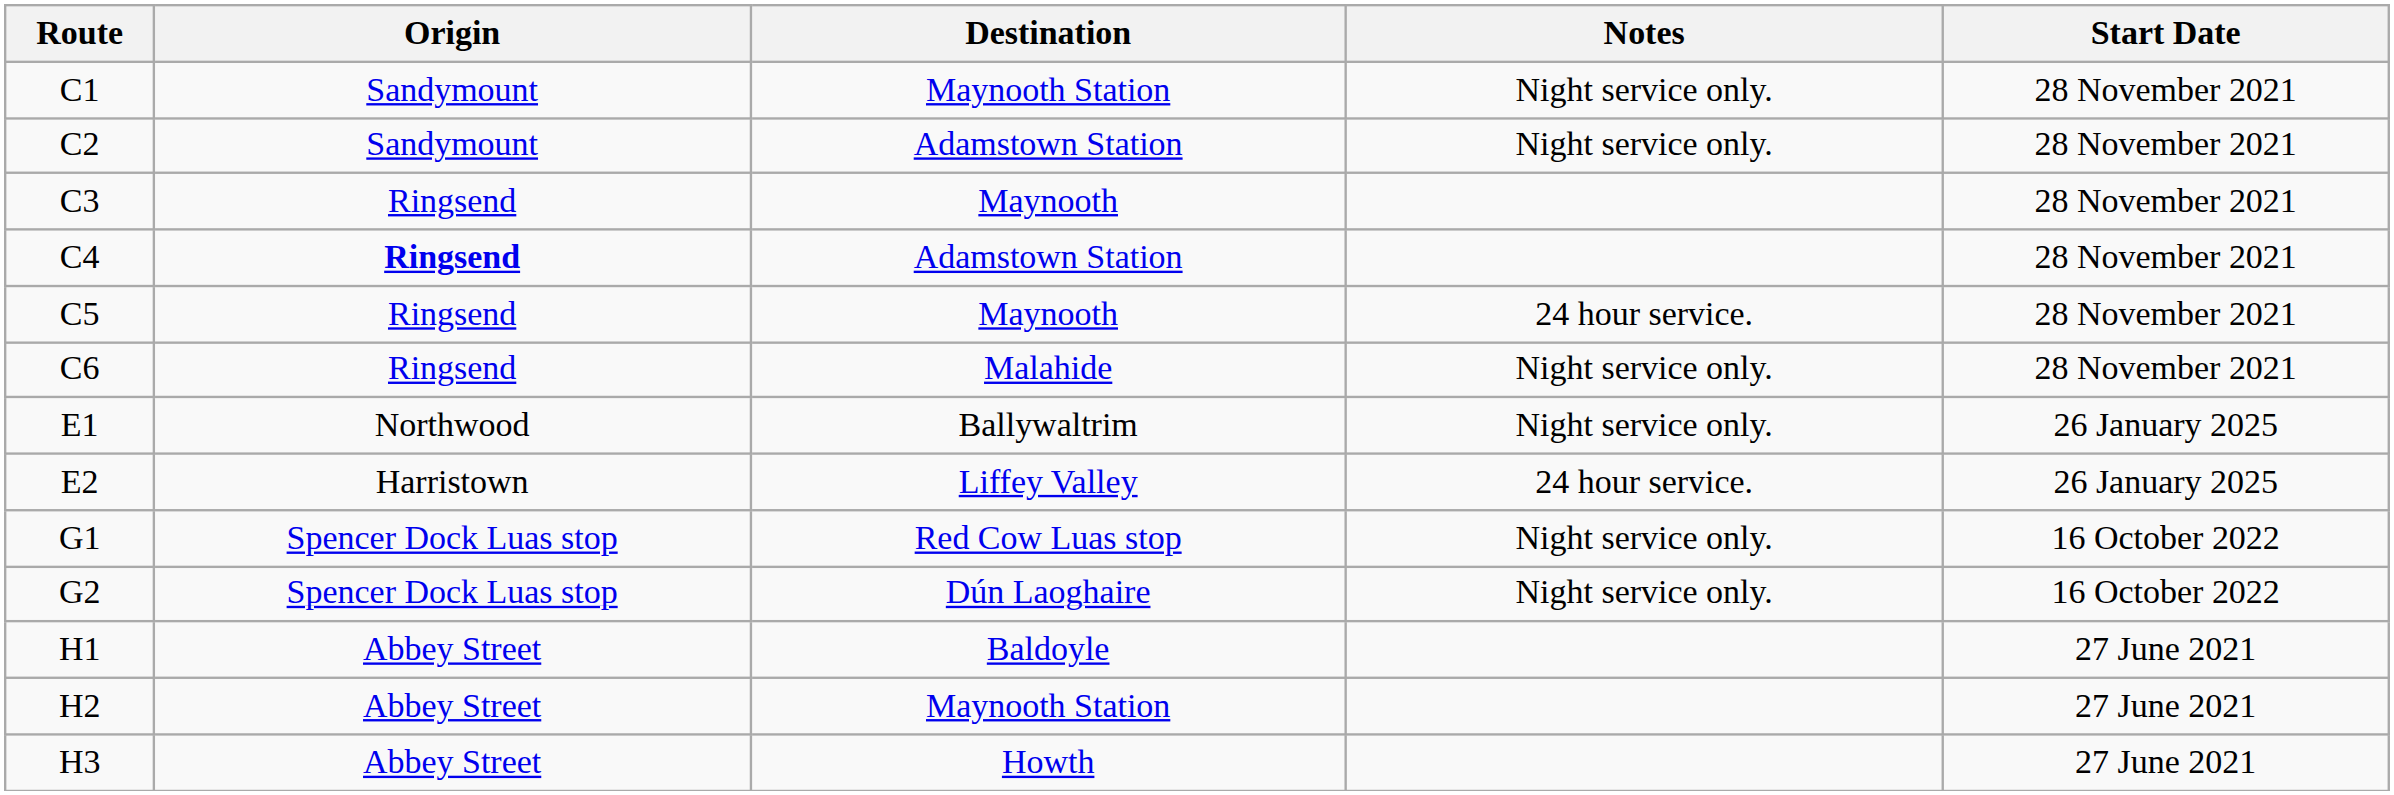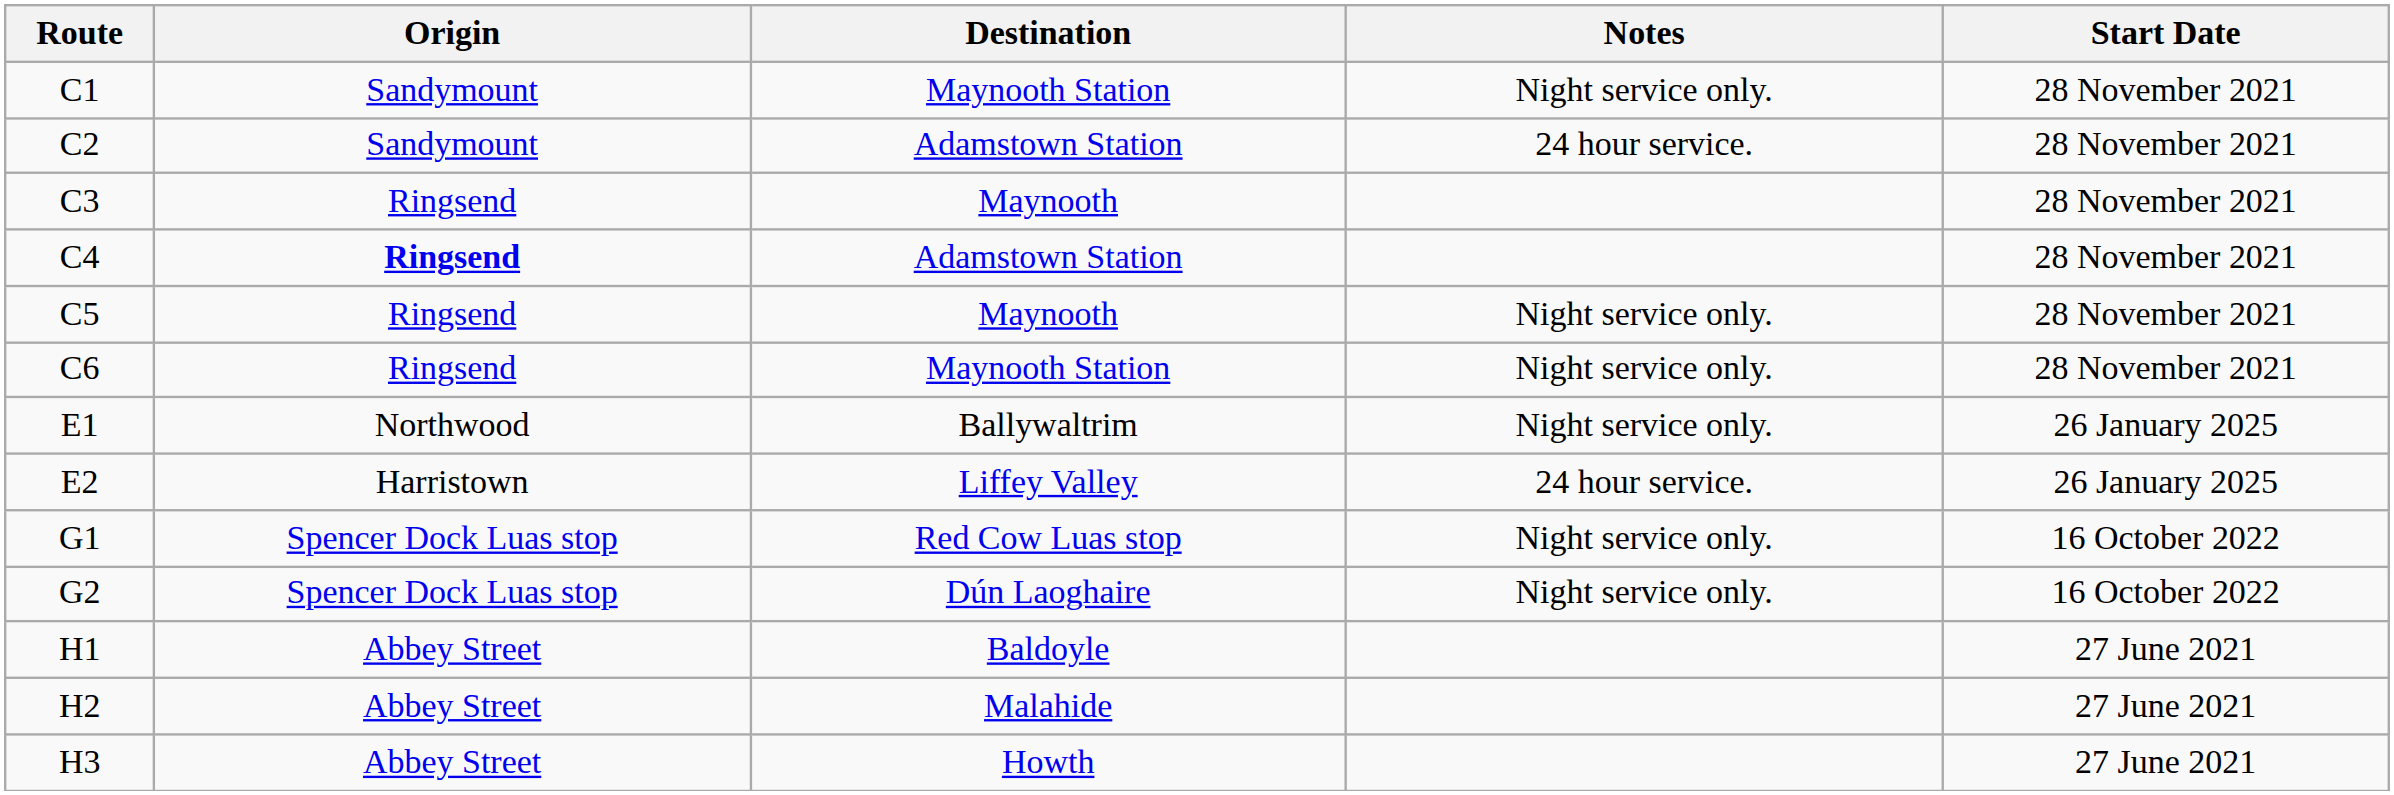(1644, 145) Night service only. -> (1644, 145) 24 hour service.
(1644, 313) 24 hour service. -> (1644, 313) Night service only.
(1048, 369) Malahide -> (1048, 369) Maynooth Station
(1048, 705) Maynooth Station -> (1048, 705) Malahide
